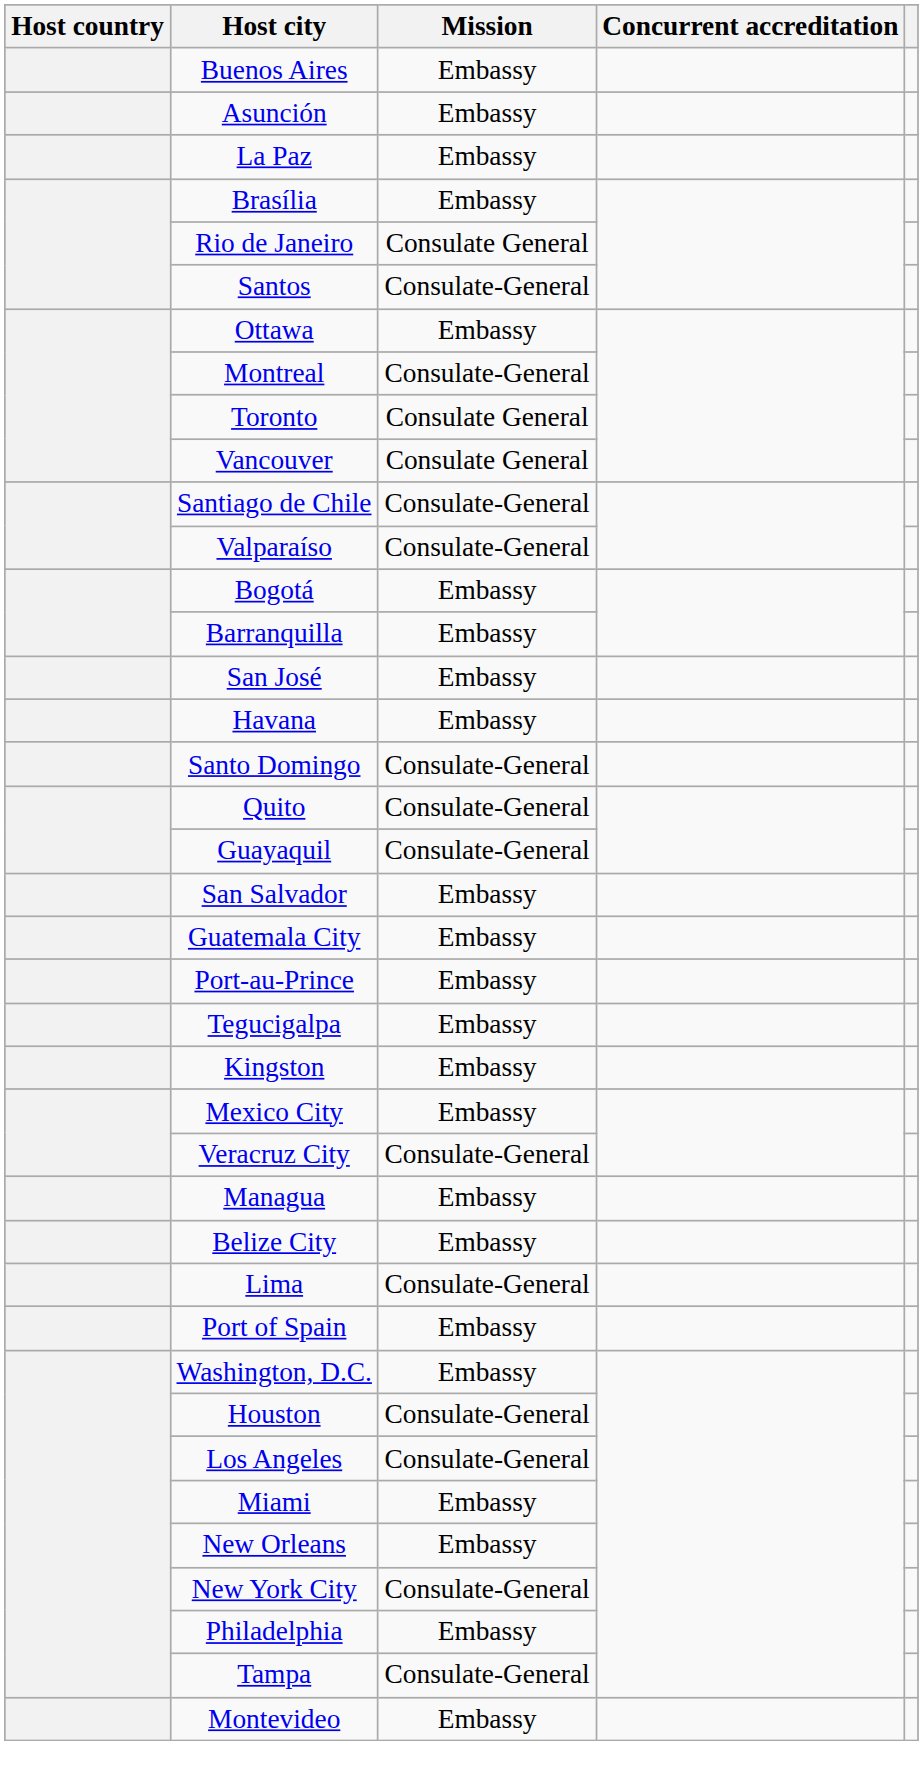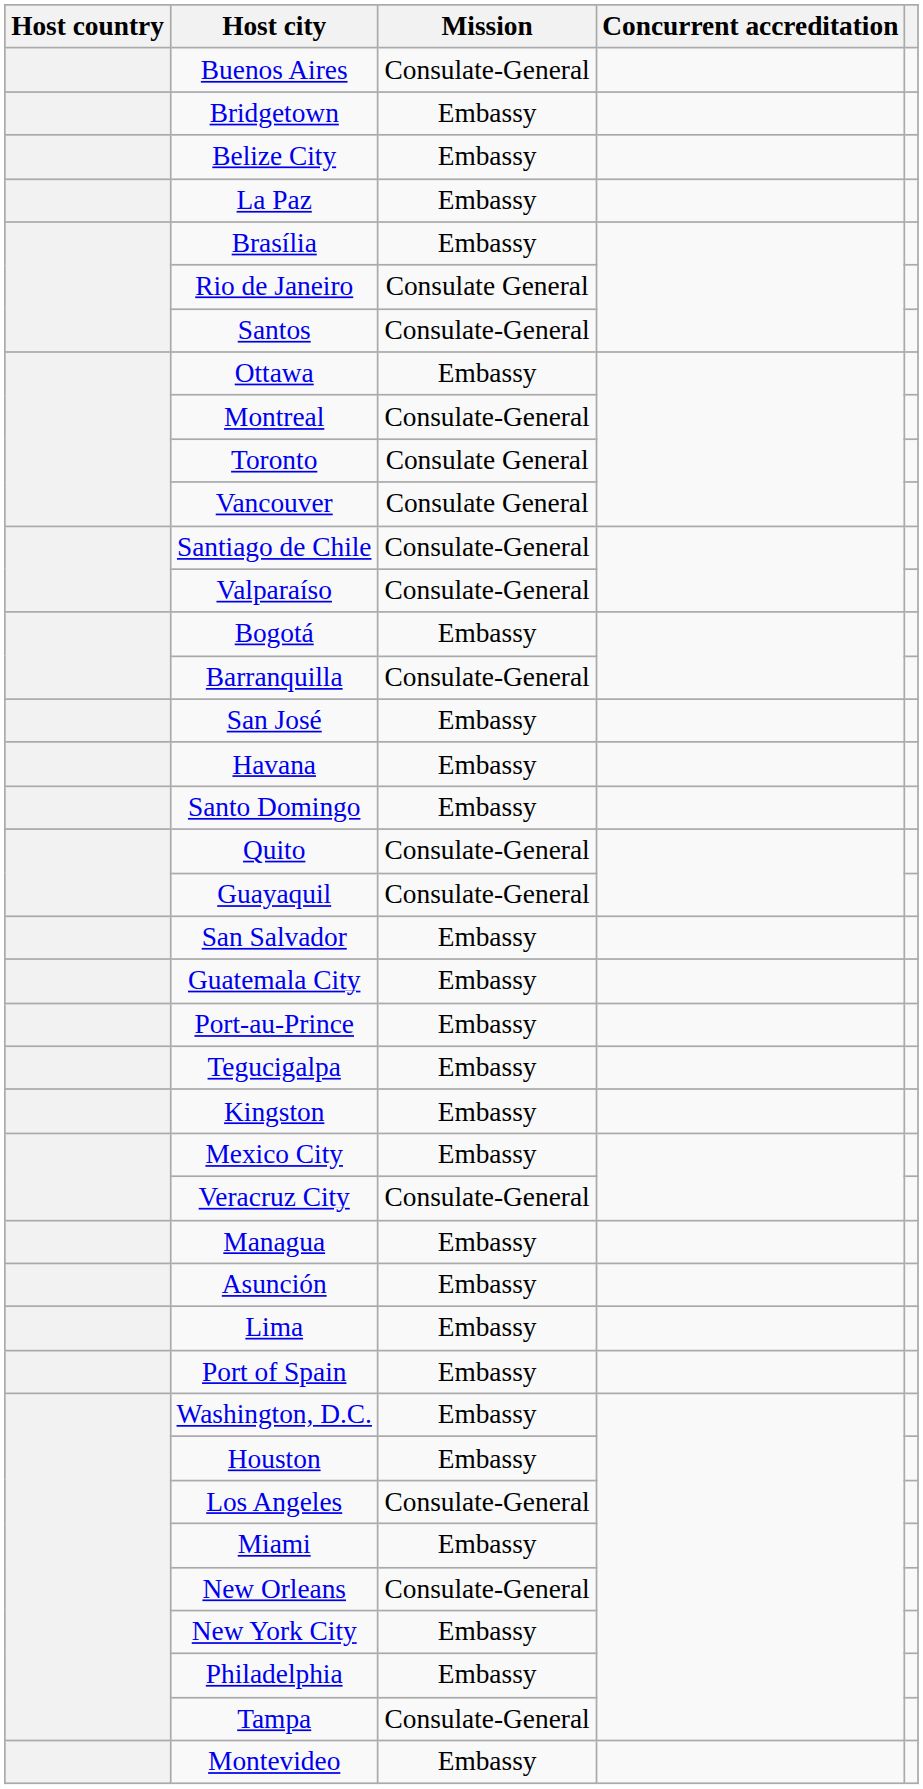(487, 69) Embassy -> (487, 69) Consulate-General
+ row: (274, 112)
rows swapped: (274, 1241) <-> (274, 112)
(487, 633) Embassy -> (487, 677) Consulate-General
(487, 763) Consulate-General -> (487, 807) Embassy
(487, 1284) Consulate-General -> (487, 1327) Embassy
(487, 1414) Consulate-General -> (487, 1458) Embassy
(487, 1544) Embassy -> (487, 1588) Consulate-General
(487, 1588) Consulate-General -> (487, 1631) Embassy
